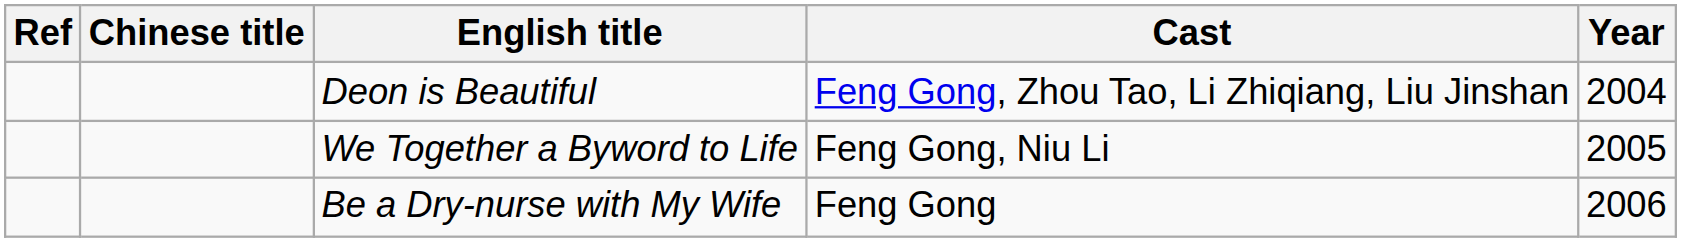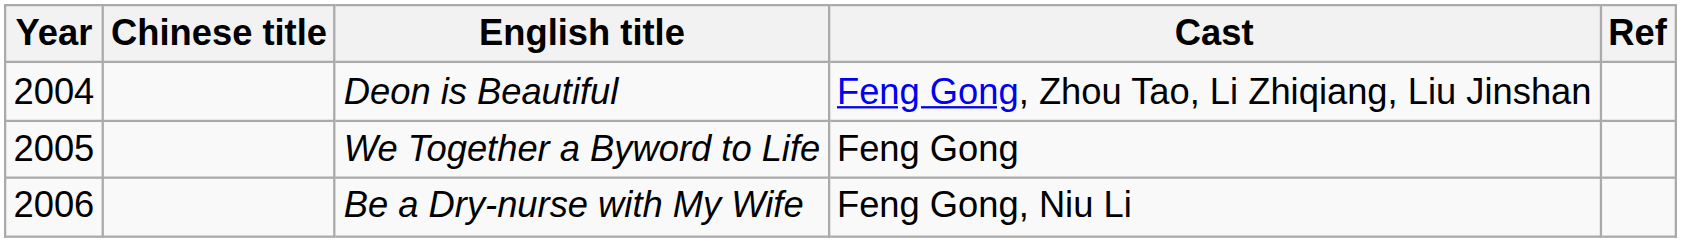columns swapped: (1626, 33) <-> (43, 33)
(962, 148) Feng Gong, Niu Li -> (928, 148) Feng Gong
(906, 206) Feng Gong -> (984, 206) Feng Gong, Niu Li
